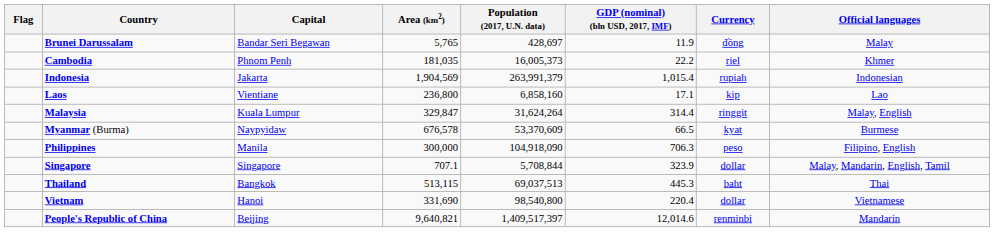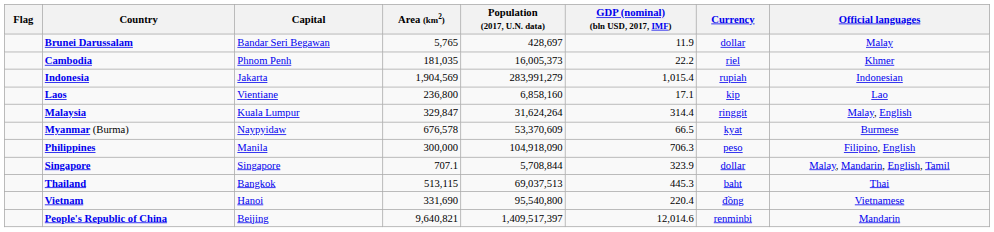(733, 42) đồng -> (733, 42) dollar
(536, 77) 263,991,379 -> (536, 77) 283,991,279
(539, 200) 98,540,800 -> (539, 200) 95,540,800
(733, 200) dollar -> (733, 200) đồng
